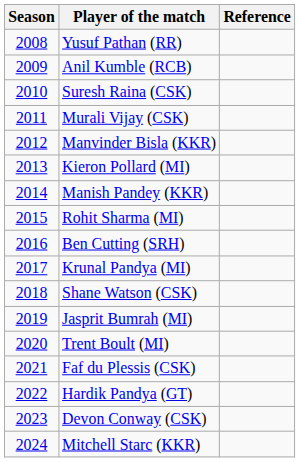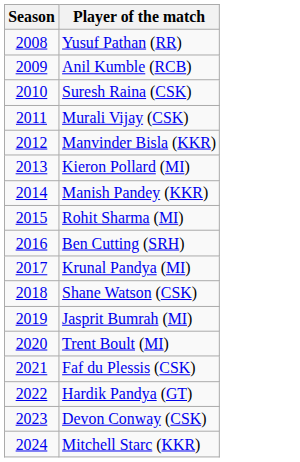- column: (257, 17)
